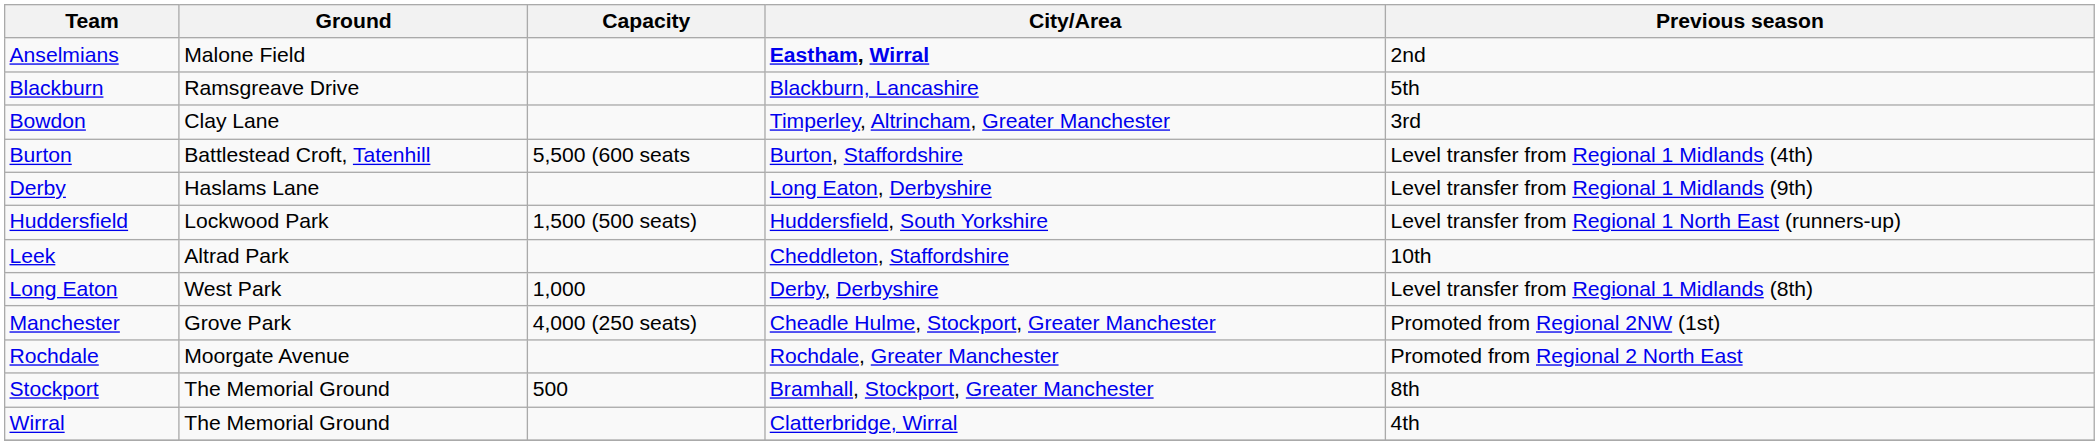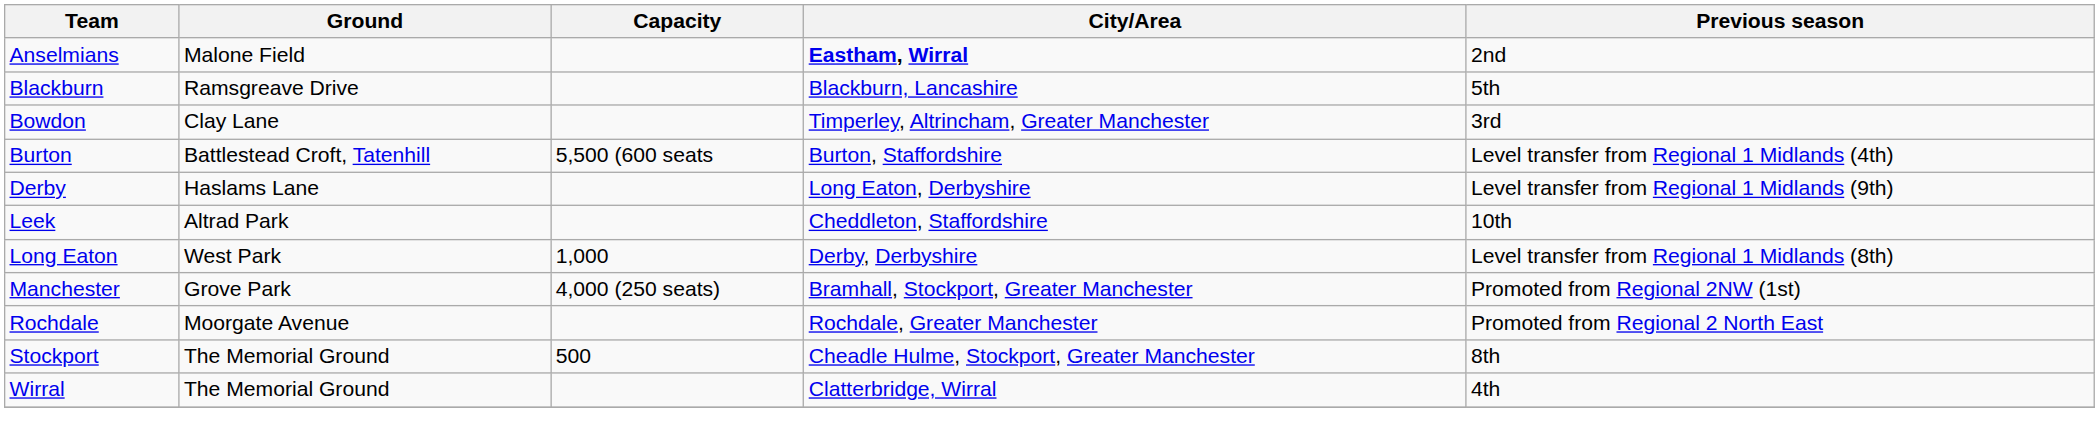- row: (69, 222)
(993, 322) Cheadle Hulme, Stockport, Greater Manchester -> (1001, 289) Bramhall, Stockport, Greater Manchester
(962, 389) Bramhall, Stockport, Greater Manchester -> (1032, 356) Cheadle Hulme, Stockport, Greater Manchester
